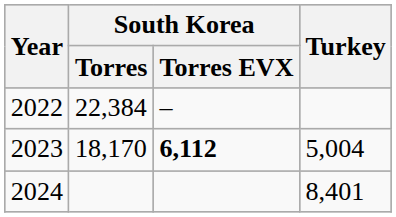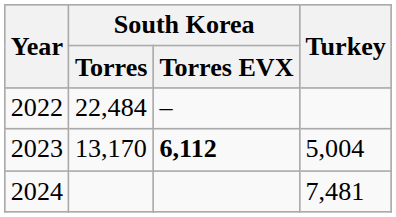(111, 107) 22,384 -> (111, 107) 22,484
(111, 149) 18,170 -> (111, 149) 13,170
(335, 190) 8,401 -> (335, 190) 7,481
